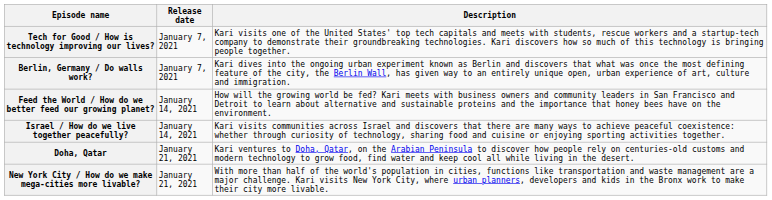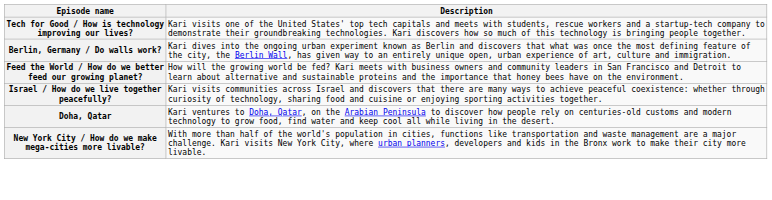- column: (185, 15)
